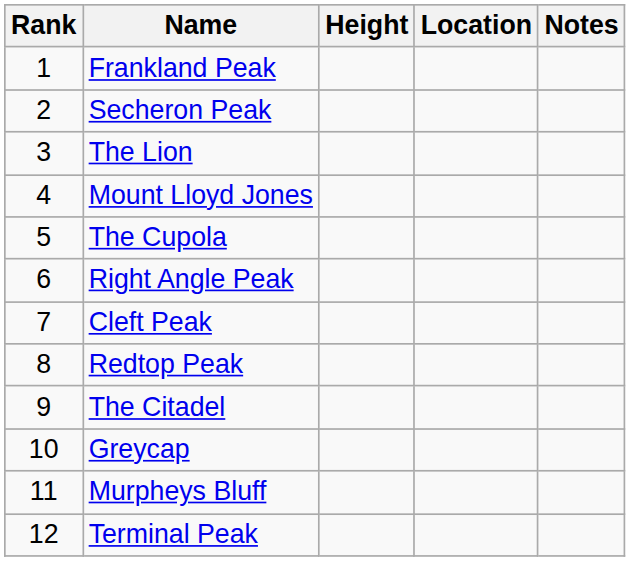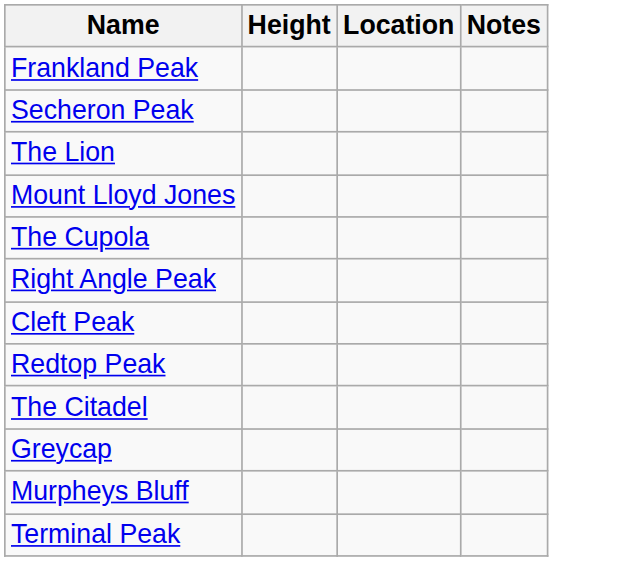- column: (44, 25)
